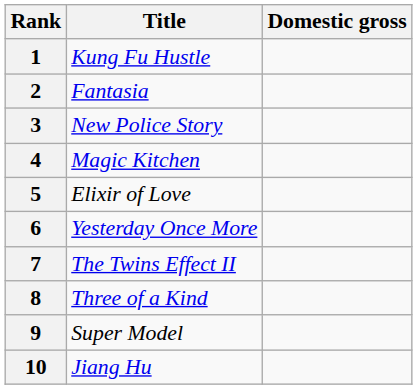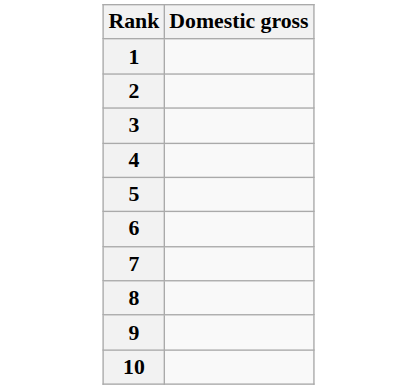- column: (164, 21)
